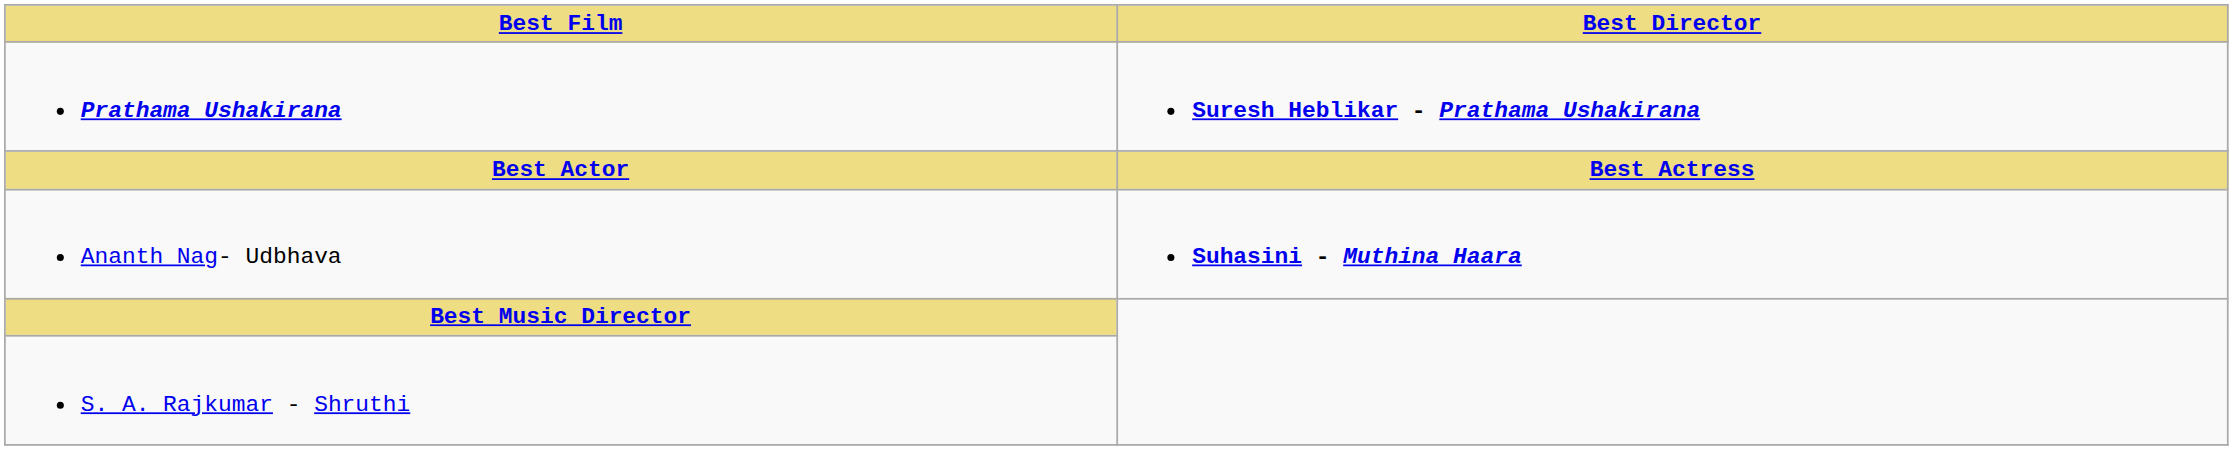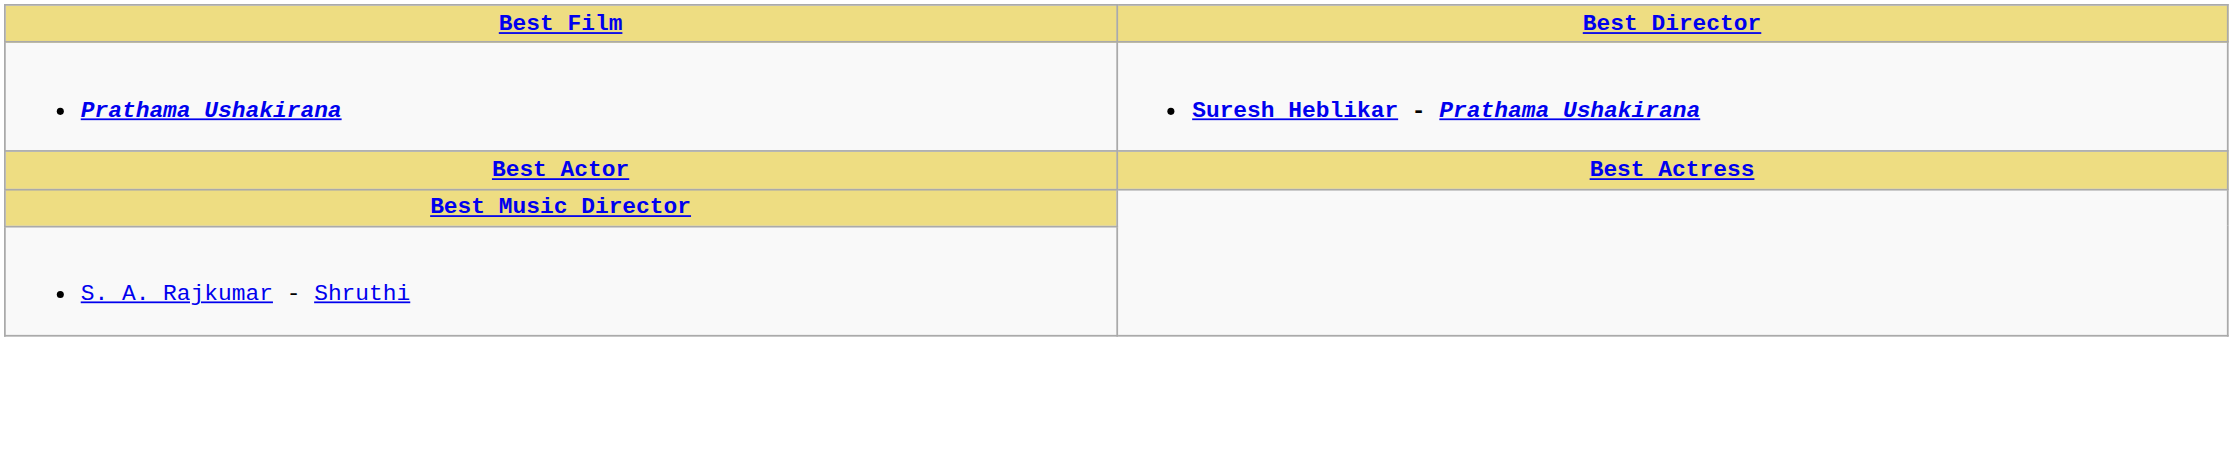- row: (561, 257)
